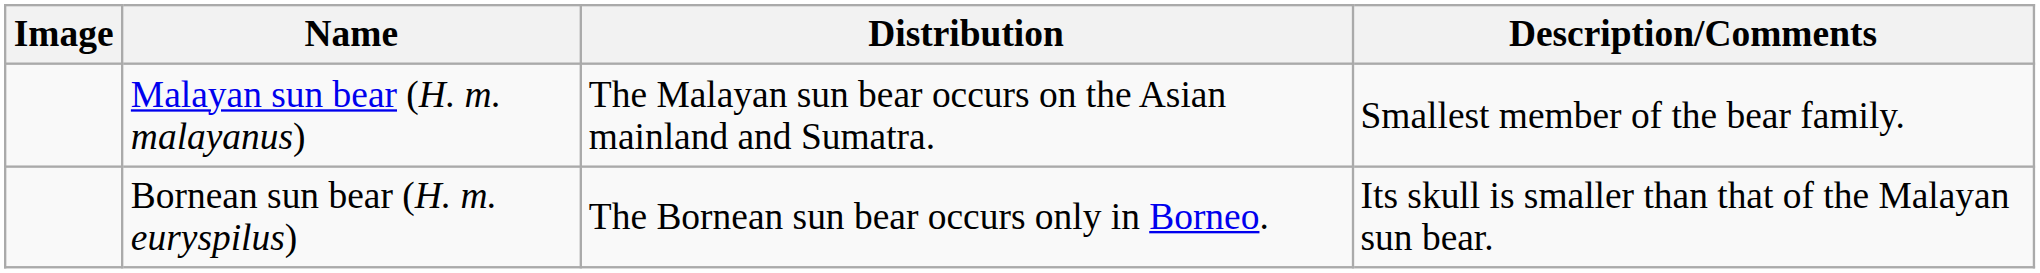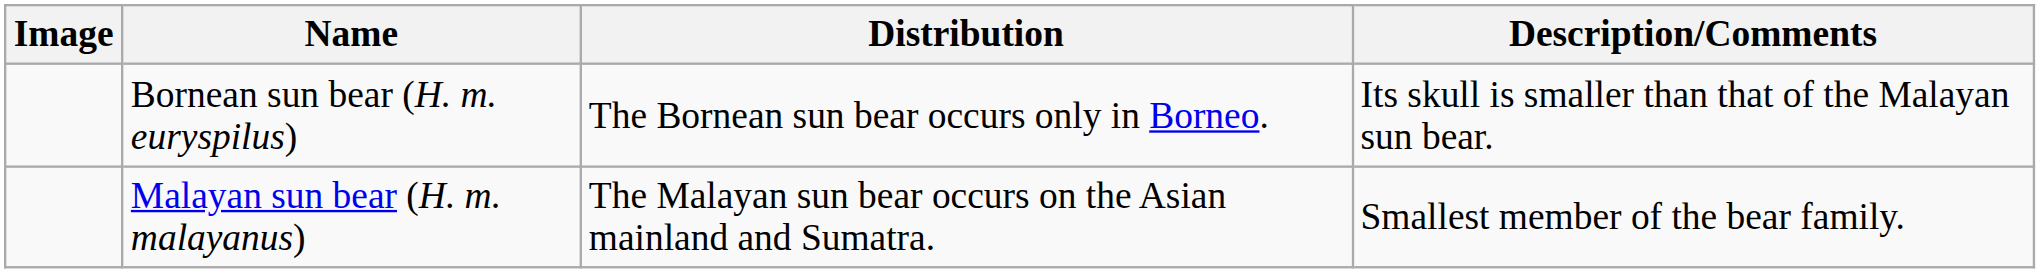rows swapped: (316, 114) <-> (314, 216)
